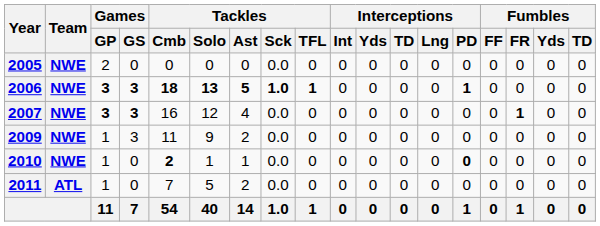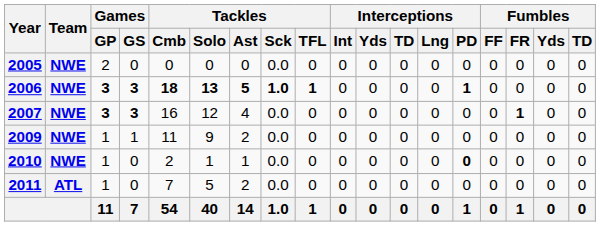(134, 137) 3 -> (134, 137) 1
(169, 161) bold -> (169, 161) normal
